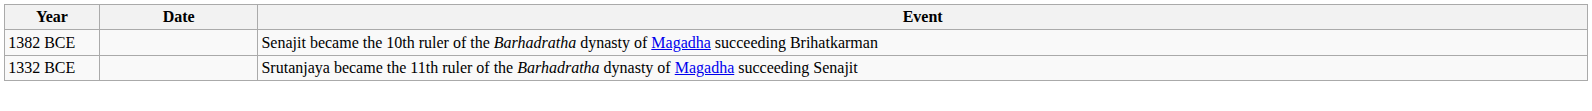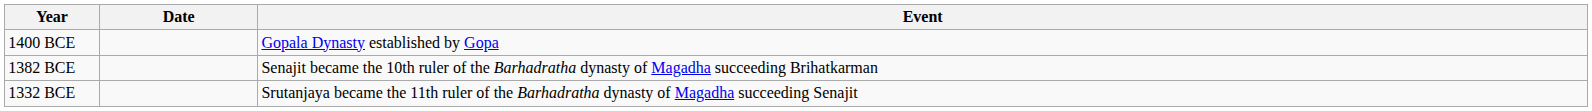+ row: (42, 42)
